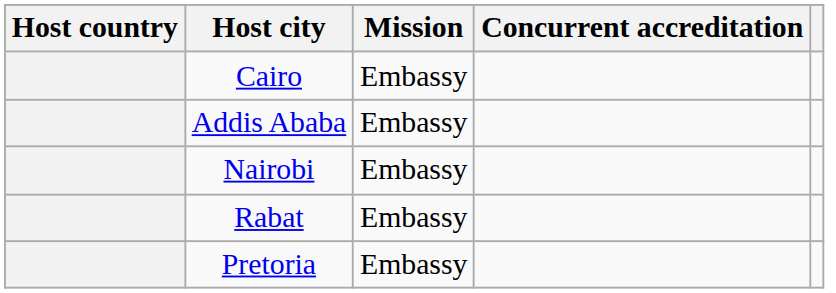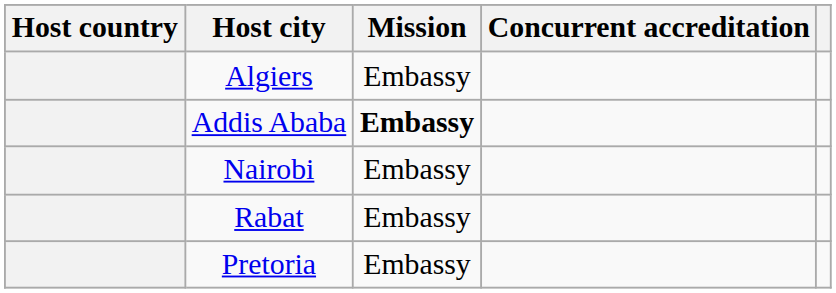+ row: (269, 75)
- row: (269, 75)
(414, 122) normal -> (417, 122) bold
